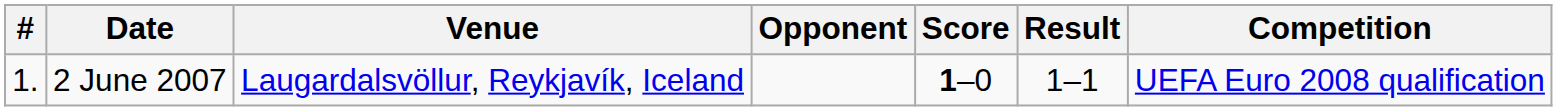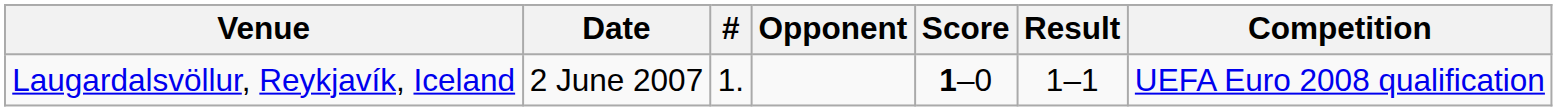columns swapped: (25, 29) <-> (493, 29)
